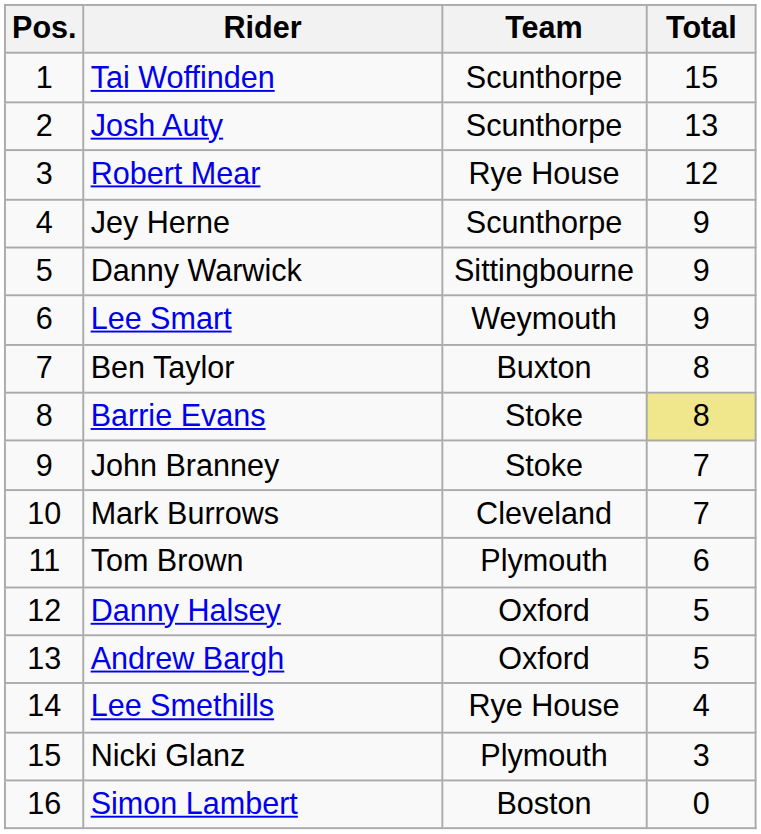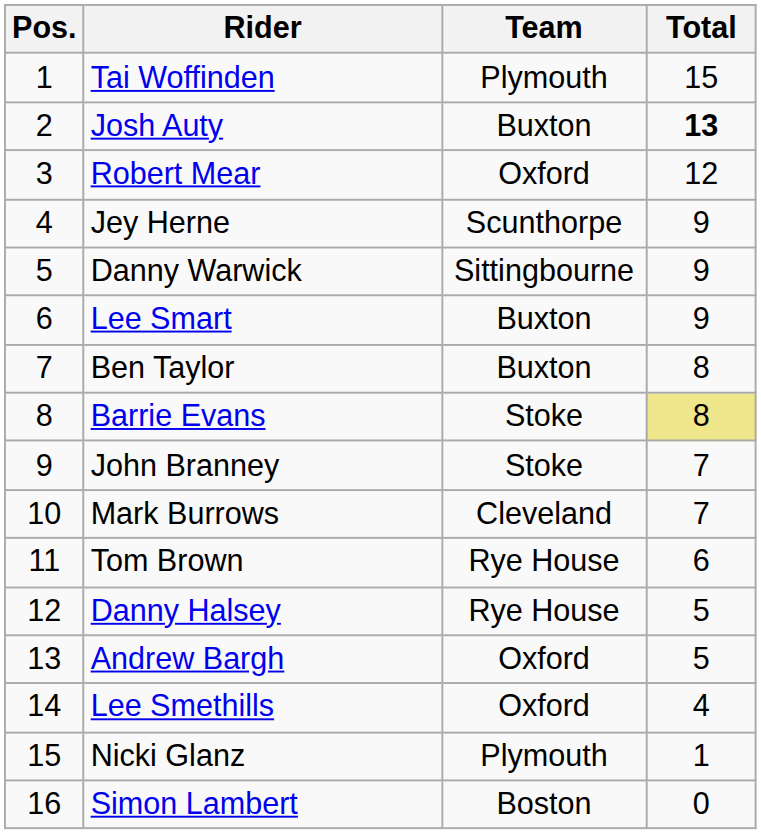(544, 77) Scunthorpe -> (544, 77) Plymouth
(544, 125) Scunthorpe -> (544, 125) Buxton
(701, 125) normal -> (701, 125) bold
(544, 174) Rye House -> (544, 174) Oxford
(544, 319) Weymouth -> (544, 319) Buxton
(544, 561) Plymouth -> (544, 561) Rye House
(544, 610) Oxford -> (544, 610) Rye House
(544, 707) Rye House -> (544, 707) Oxford
(701, 755) 3 -> (701, 755) 1
